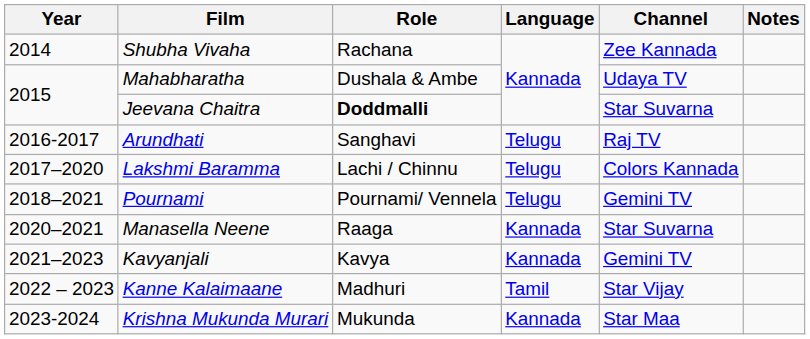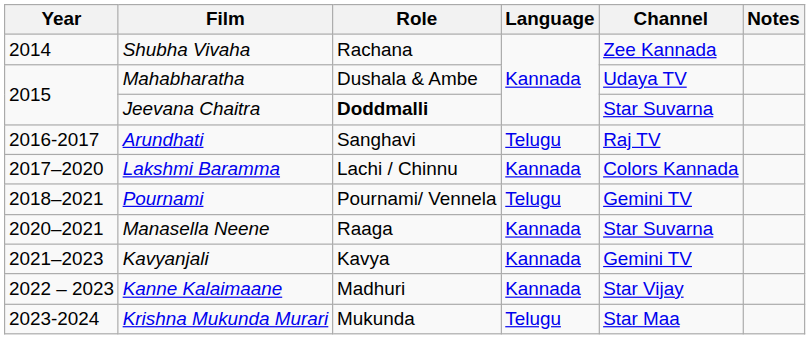(533, 169) Telugu -> (543, 169) Kannada
(527, 288) Tamil -> (543, 288) Kannada
(543, 318) Kannada -> (533, 318) Telugu
